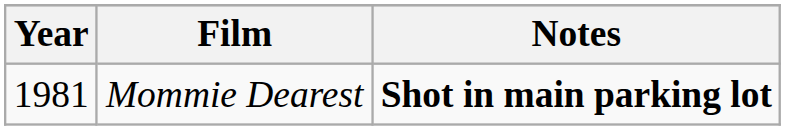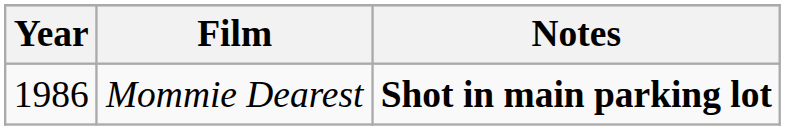(51, 93) 1981 -> (51, 93) 1986
